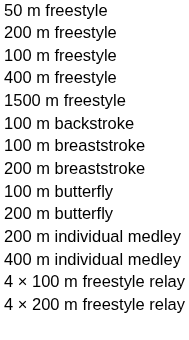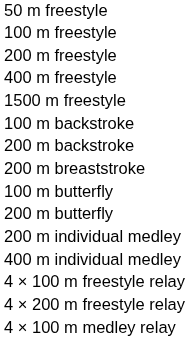rows swapped: (60, 55) <-> (60, 33)
+ row: (69, 146)
- row: (75, 146)
+ row: (90, 327)
